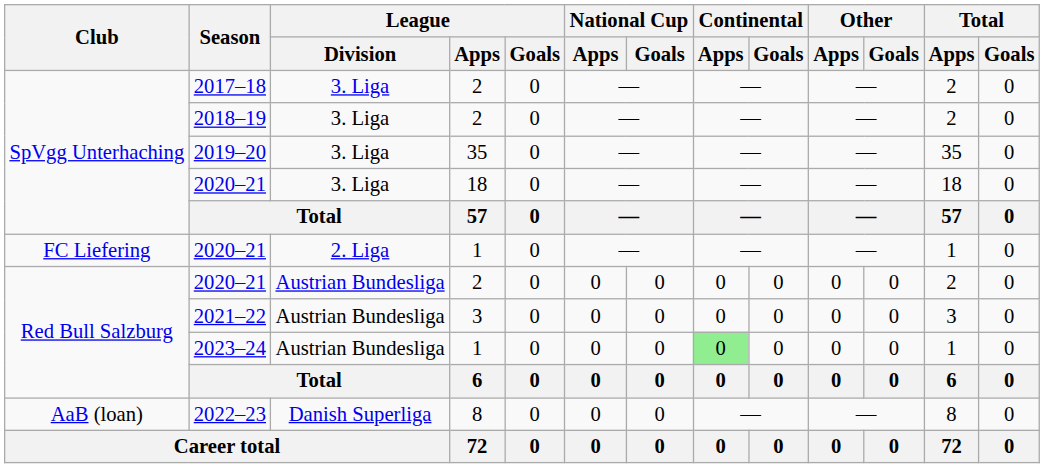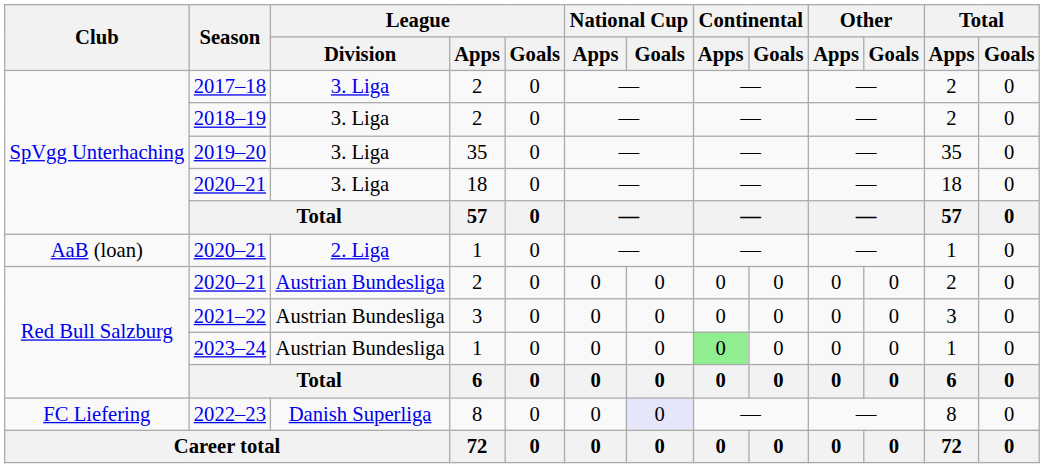(97, 250) FC Liefering -> (97, 250) AaB (loan)
(97, 413) AaB (loan) -> (97, 413) FC Liefering
(660, 413) no background -> (660, 413) lavender background
